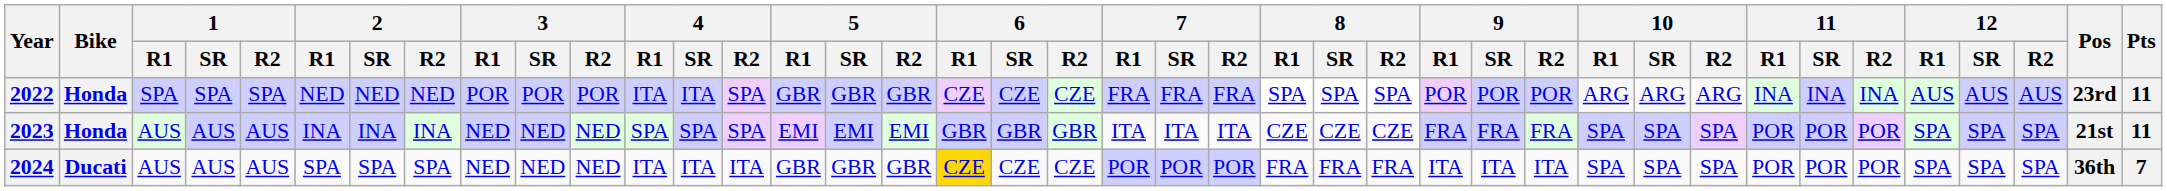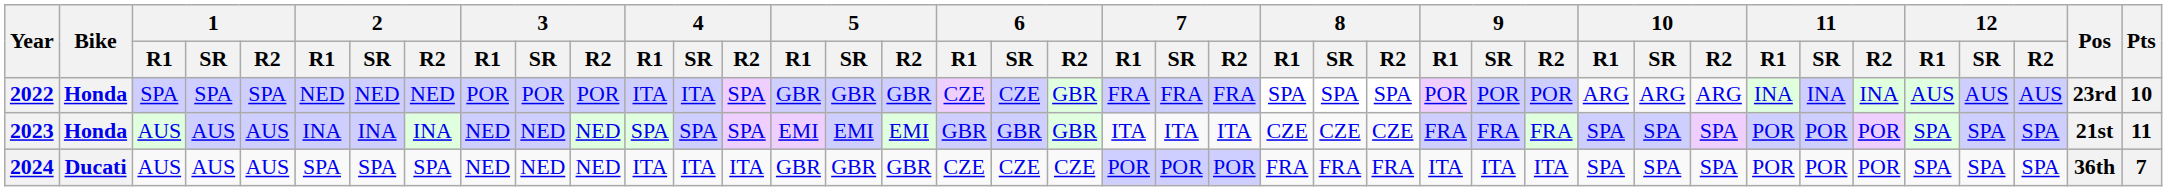(1075, 95) CZE -> (1075, 95) GBR
(2141, 95) 11 -> (2141, 95) 10
(964, 167) gold background -> (964, 167) no background
